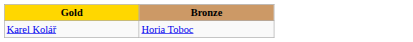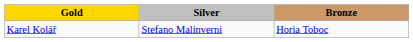+ column: (207, 12)
